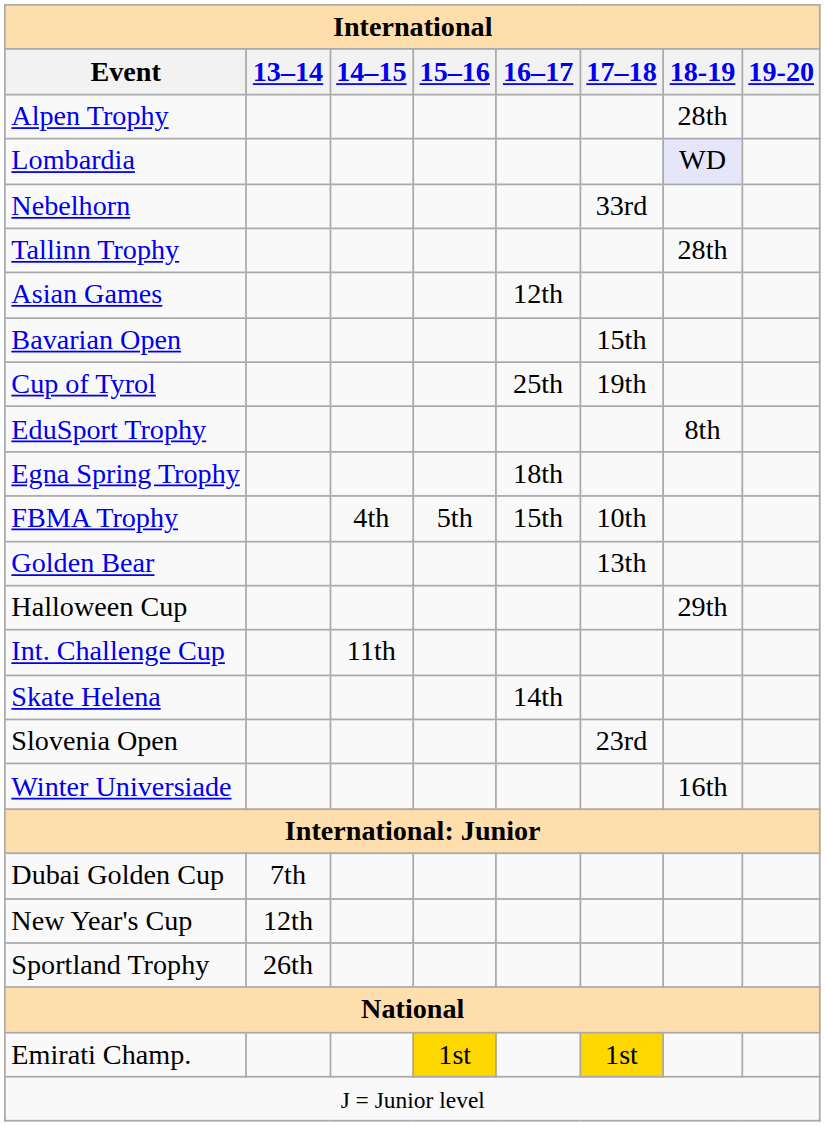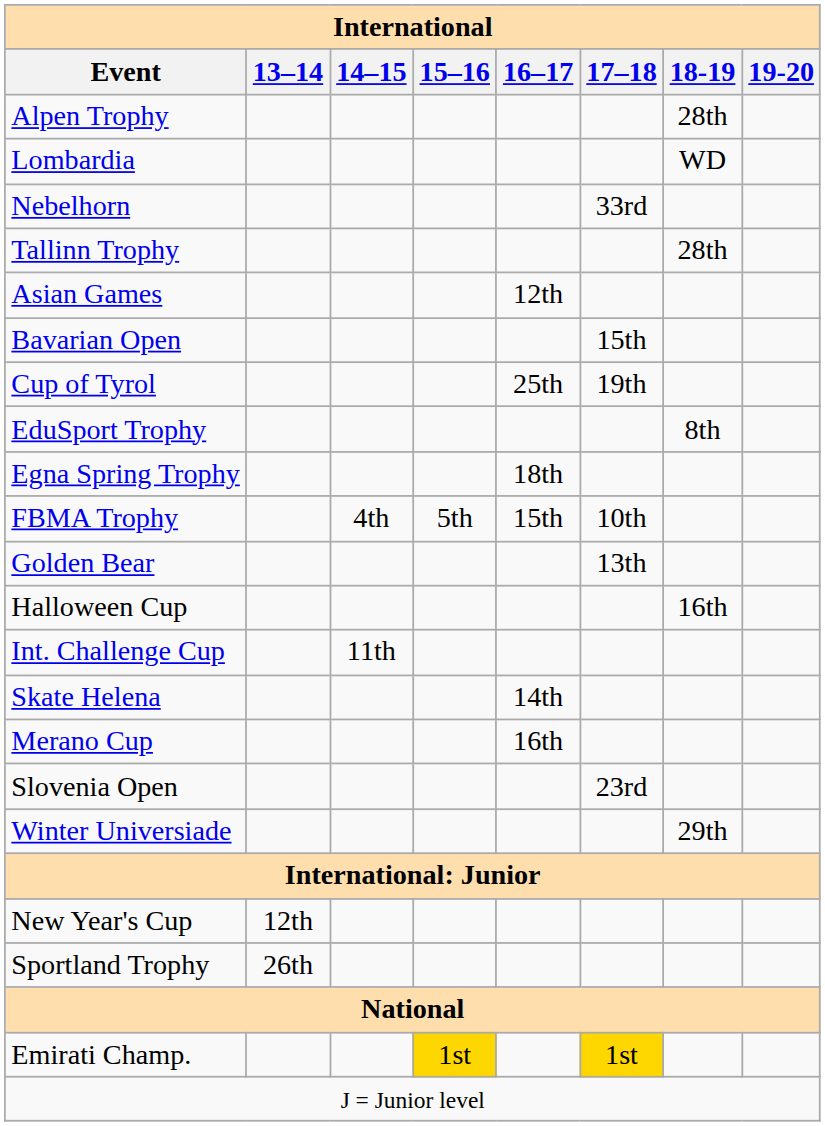(703, 160) lavender background -> (703, 160) no background
(703, 607) 29th -> (703, 607) 16th
+ row: (82, 741)
(703, 786) 16th -> (703, 830) 29th
- row: (118, 875)
